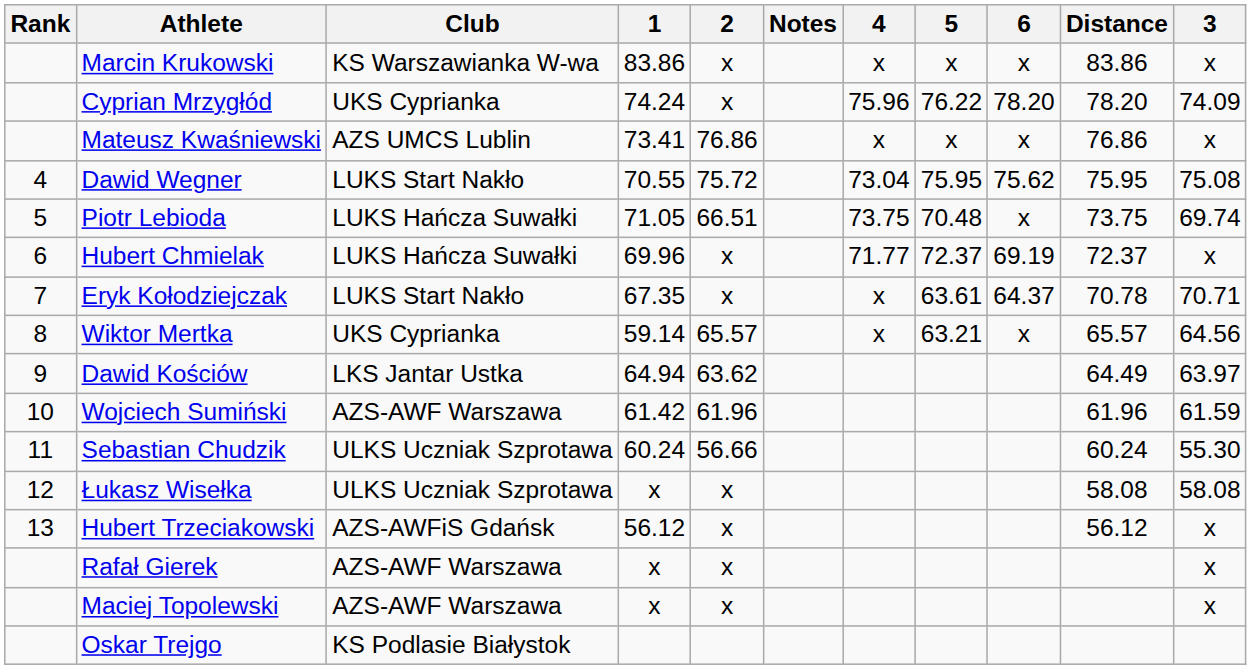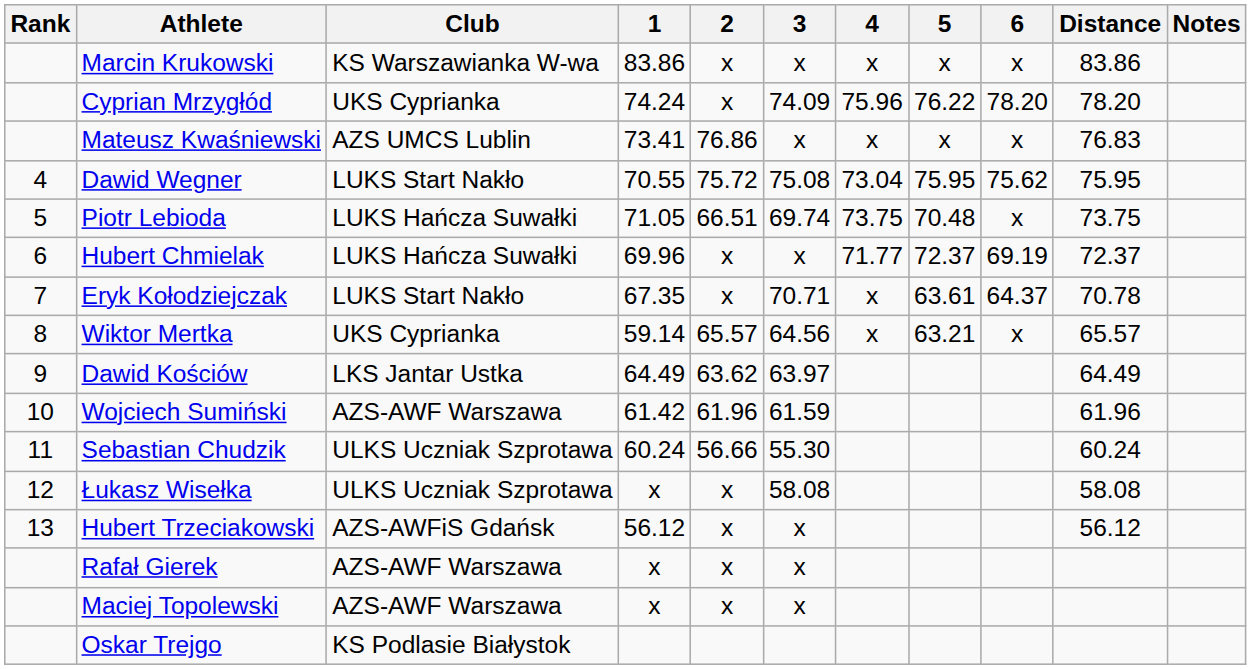columns swapped: (1210, 23) <-> (803, 23)
(1117, 140) 76.86 -> (1110, 140) 76.83
(654, 373) 64.94 -> (654, 373) 64.49
